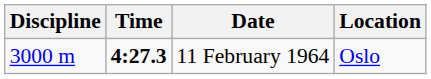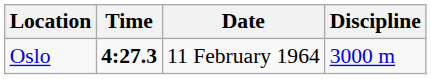columns swapped: (55, 21) <-> (380, 21)
